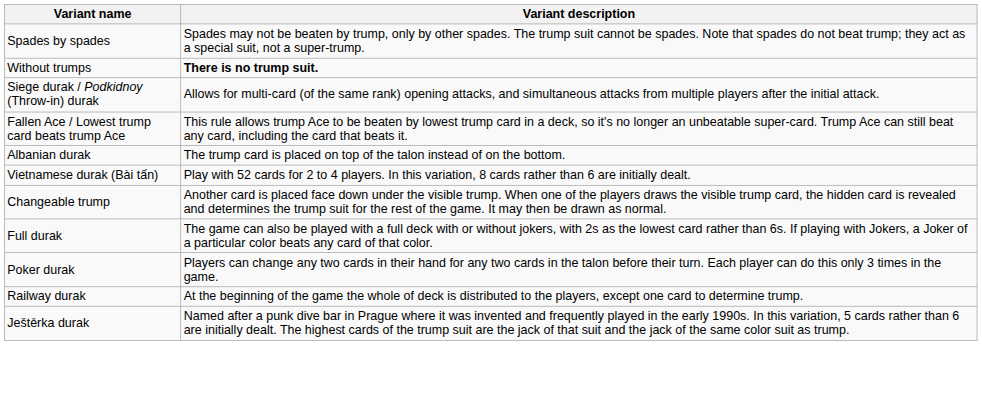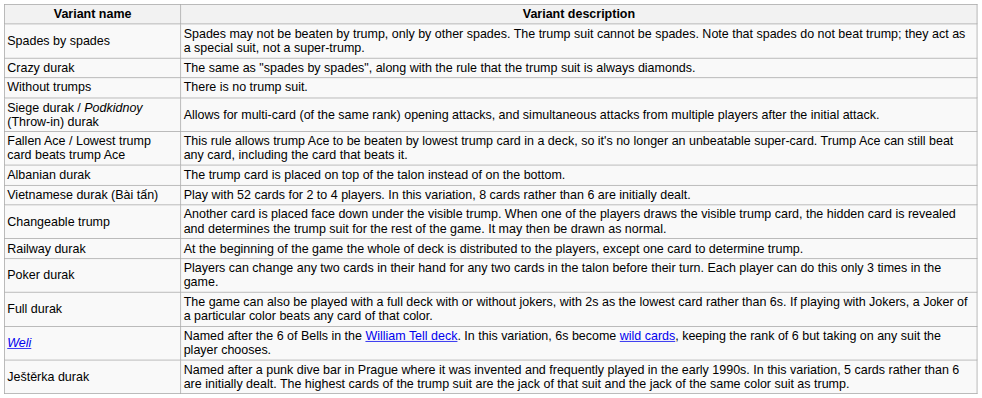+ row: (41, 68)
(251, 68) bold -> (246, 87) normal
rows swapped: (46, 296) <-> (35, 235)
+ row: (19, 343)
